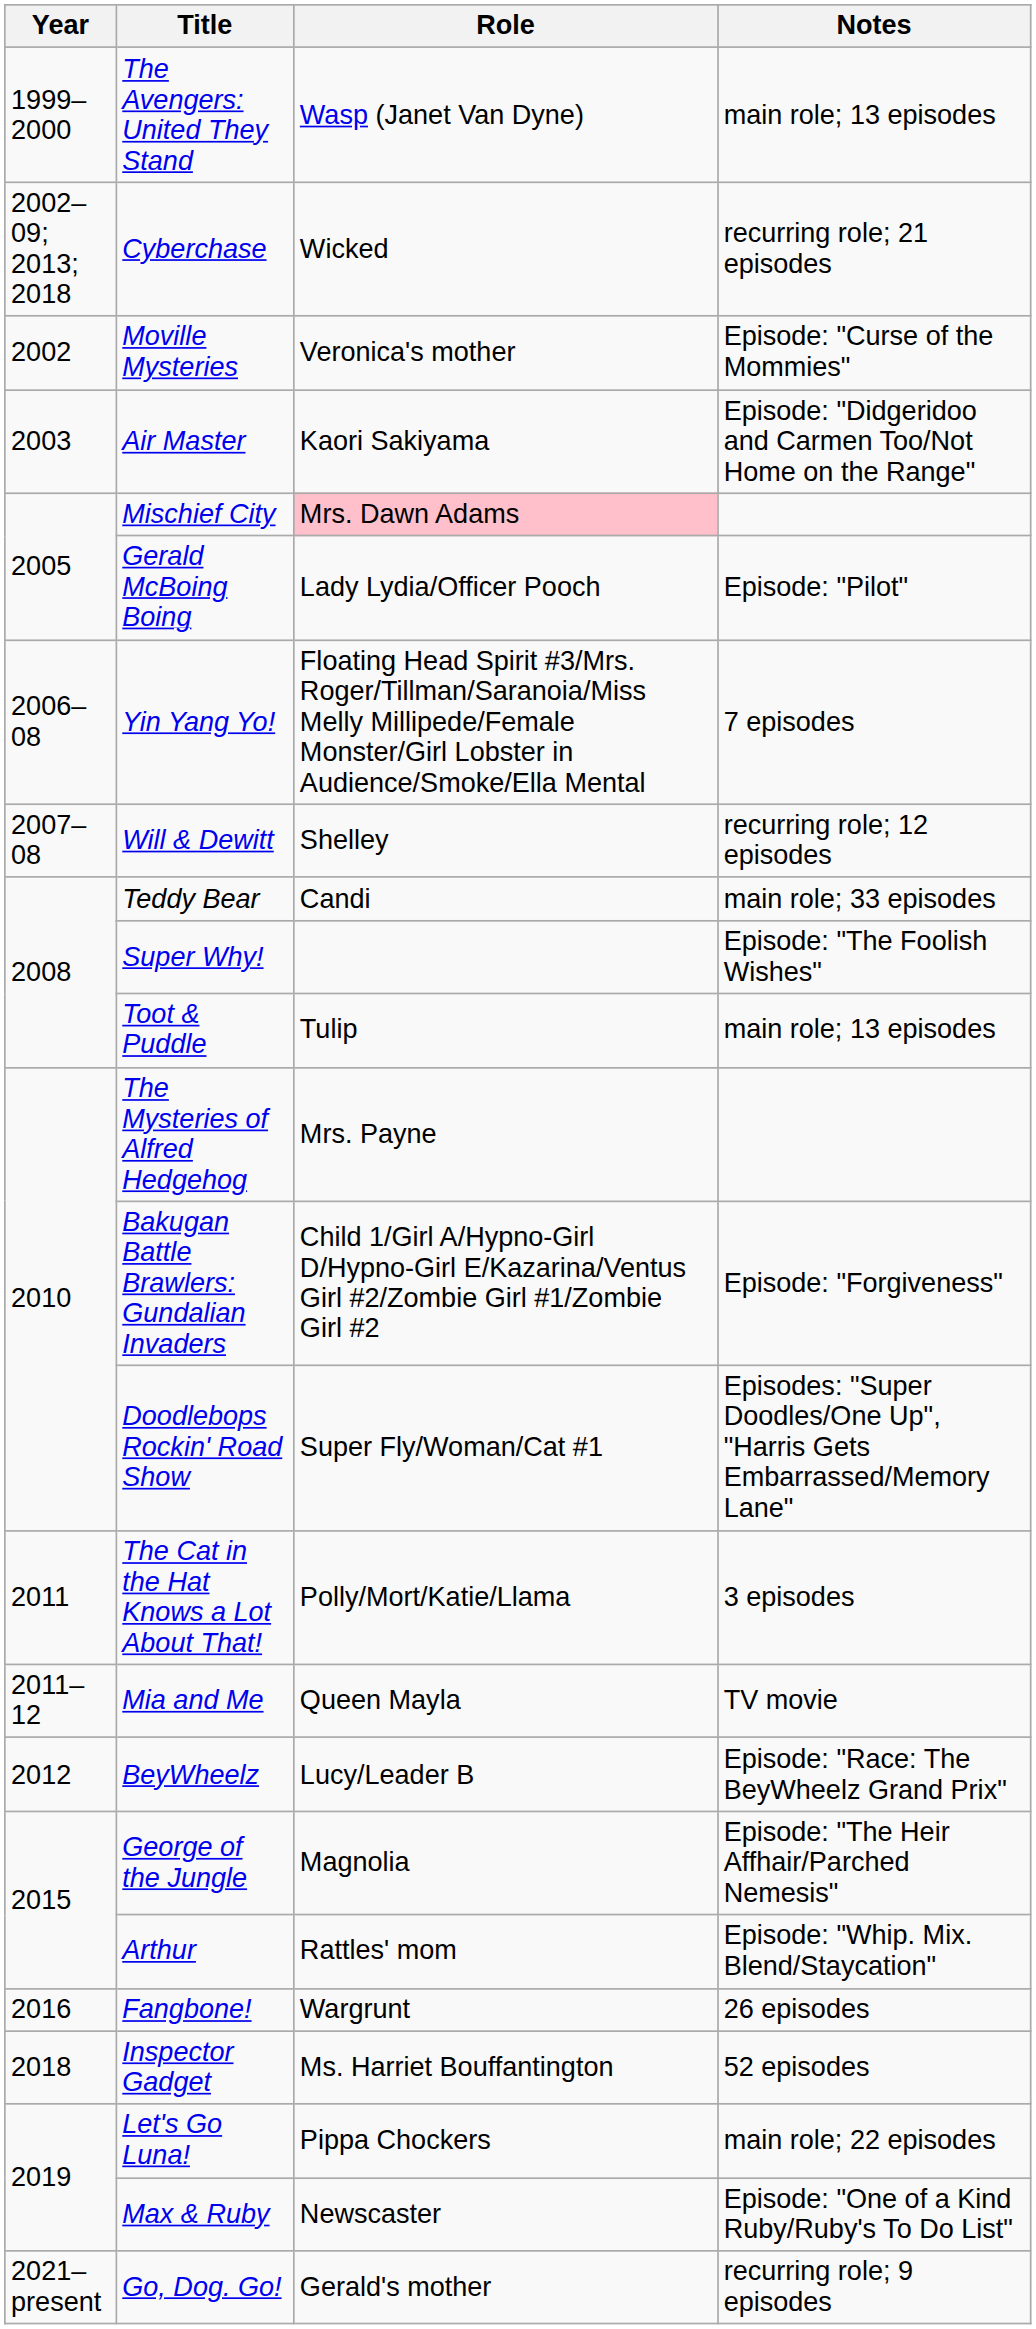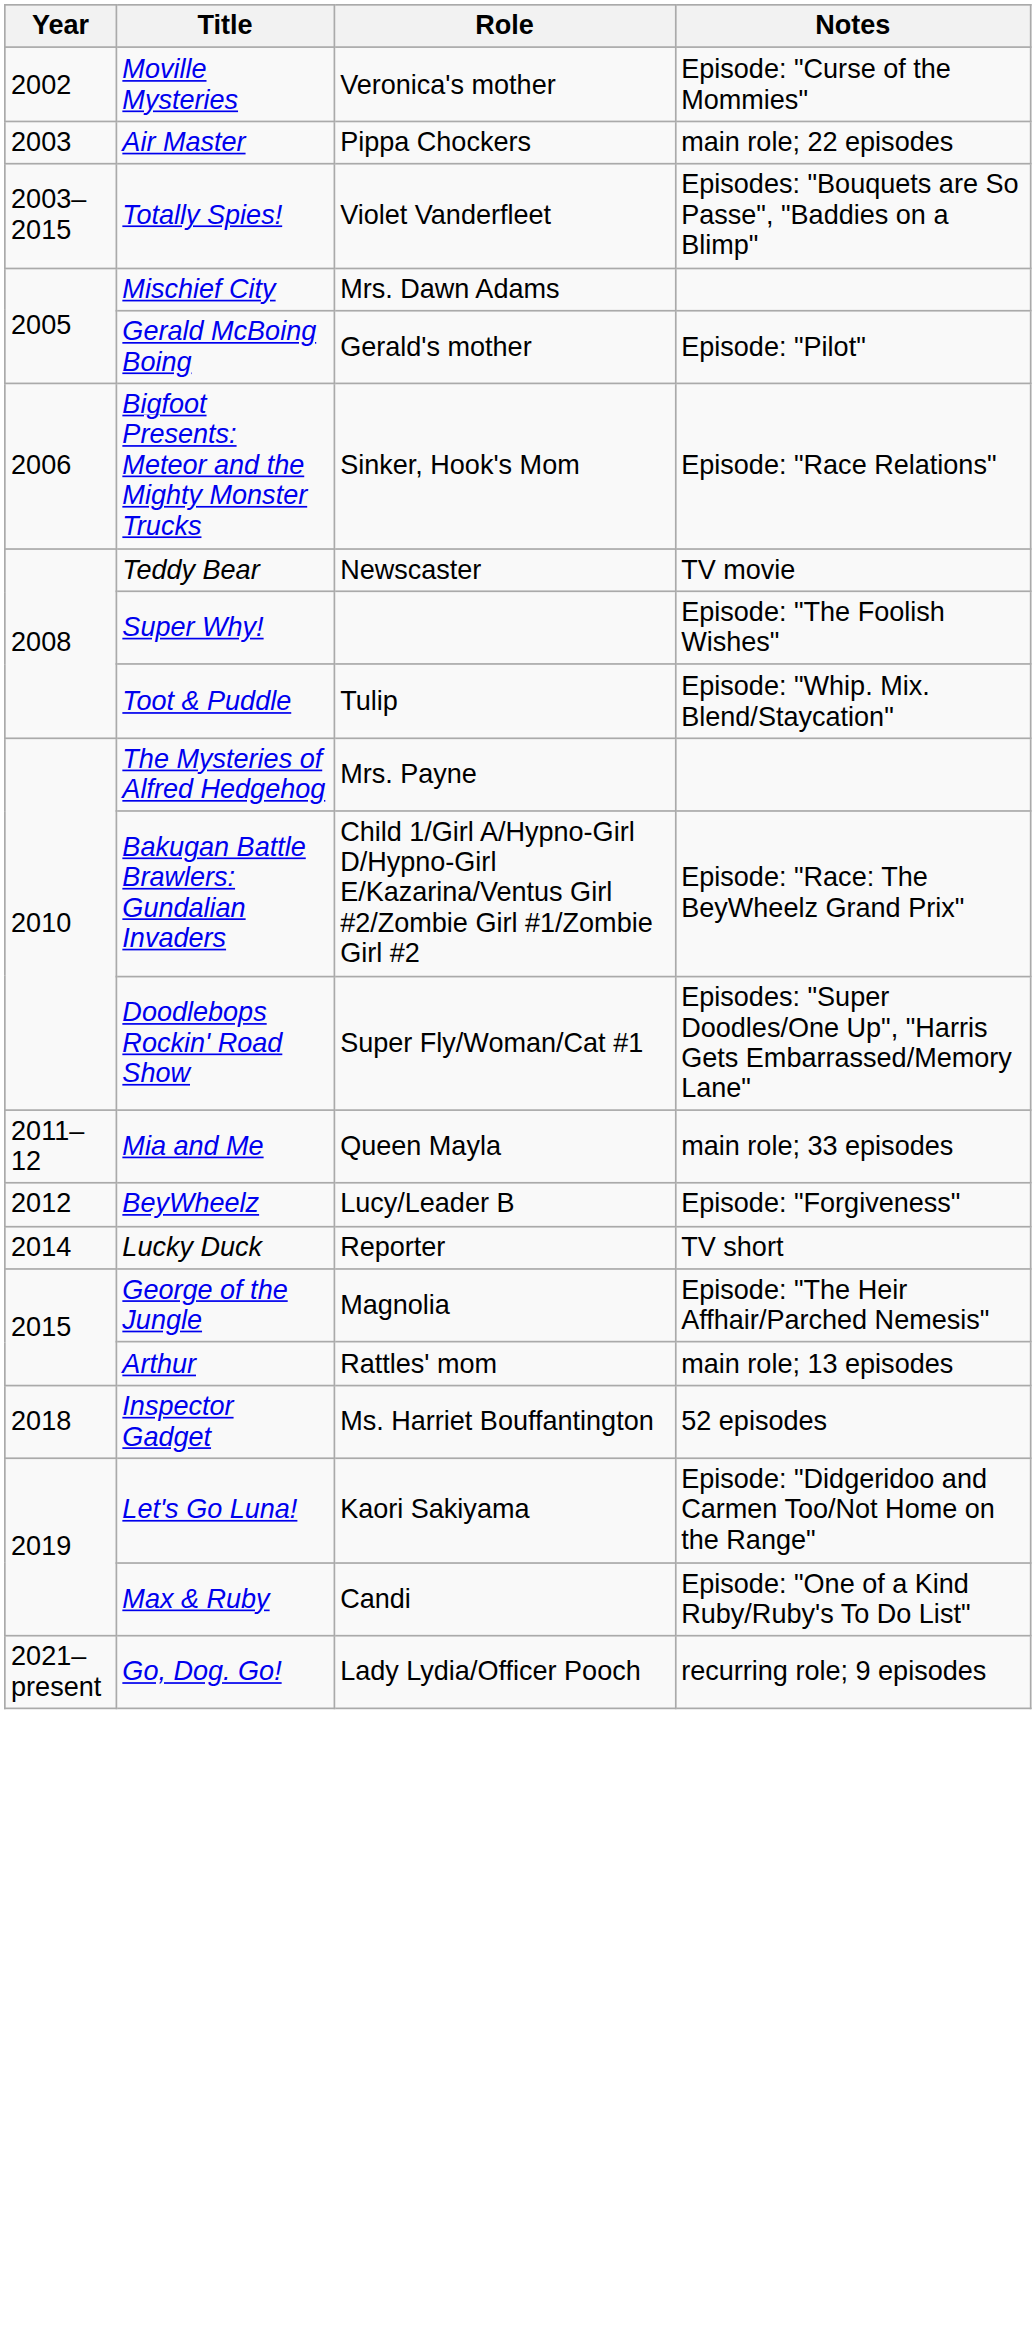- row: (195, 114)
- row: (194, 248)
(395, 440) Kaori Sakiyama -> (436, 142) Pippa Chockers
(850, 440) Episode: "Didgeridoo and Carmen Too/Not Home on the Range" -> (817, 142) main role; 22 episodes
+ row: (202, 215)
(410, 514) pink background -> (450, 288) no background
(450, 587) Lady Lydia/Officer Pooch -> (436, 346) Gerald's mother
+ row: (215, 465)
- row: (199, 721)
- row: (198, 840)
(335, 898) Candi -> (411, 569) Newscaster
(860, 898) main role; 33 episodes -> (738, 569) TV movie
(860, 1030) main role; 13 episodes -> (805, 700) Episode: "Whip. Mix. Blend/Staycation"
(863, 1283) Episode: "Forgiveness" -> (823, 893) Episode: "Race: The BeyWheelz Grand Prix"
- row: (197, 1597)
(781, 1700) TV movie -> (817, 1146) main role; 33 episodes
(865, 1774) Episode: "Race: The BeyWheelz Grand Prix" -> (821, 1204) Episode: "Forgiveness"
+ row: (192, 1247)
(848, 1951) Episode: "Whip. Mix. Blend/Staycation" -> (817, 1363) main role; 13 episodes
- row: (187, 2009)
(395, 2140) Pippa Chockers -> (435, 1509) Kaori Sakiyama
(860, 2140) main role; 22 episodes -> (838, 1509) Episode: "Didgeridoo and Carmen Too/Not Home on the Range"
(370, 2213) Newscaster -> (375, 1598) Candi
(396, 2287) Gerald's mother -> (490, 1671) Lady Lydia/Officer Pooch
